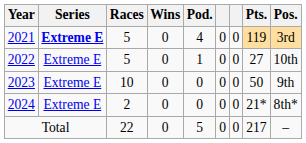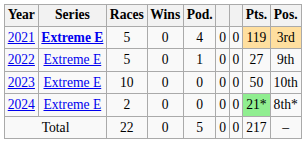(286, 60) 10th -> (286, 60) 9th
(286, 82) 9th -> (286, 82) 10th
(256, 105) no background -> (256, 105) lightgreen background
